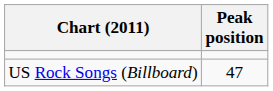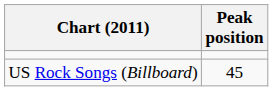(235, 72) 47 -> (235, 72) 45
